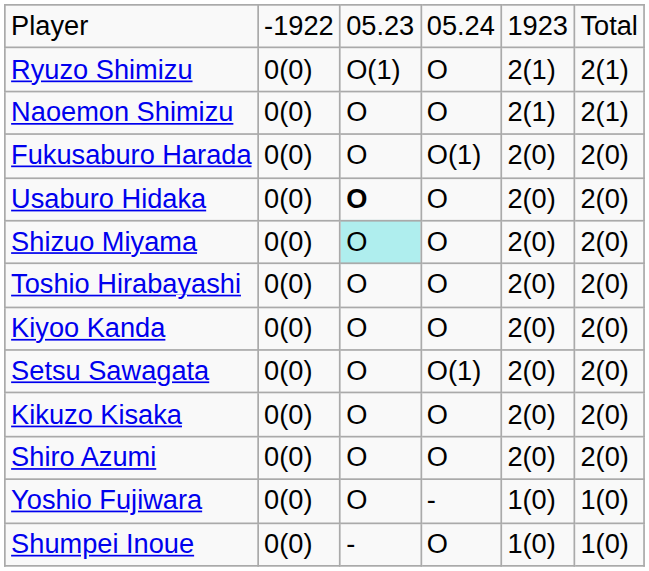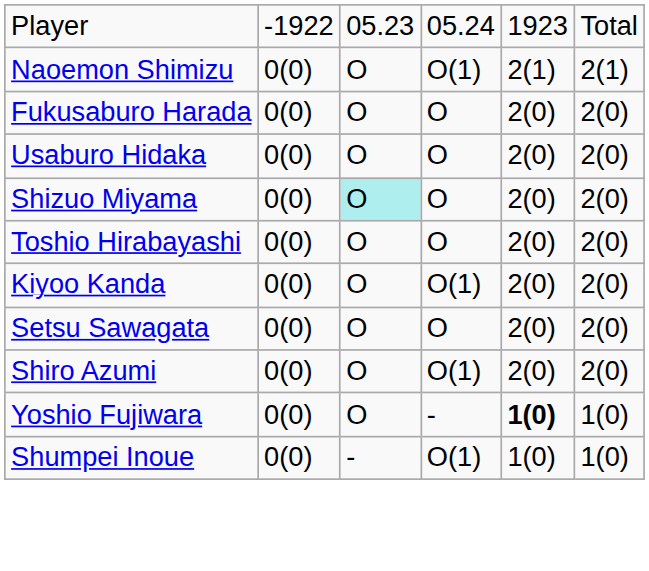- row: (102, 69)
(437, 112) O -> (454, 69) O(1)
(454, 155) O(1) -> (437, 112) O
(357, 198) bold -> (357, 155) normal
(437, 328) O -> (454, 284) O(1)
(454, 371) O(1) -> (437, 328) O
- row: (97, 414)
(437, 457) O -> (454, 371) O(1)
(532, 500) normal -> (532, 414) bold
(437, 543) O -> (454, 457) O(1)
